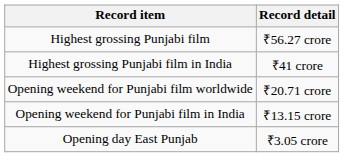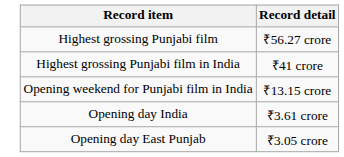- row: (130, 89)
+ row: (138, 114)
